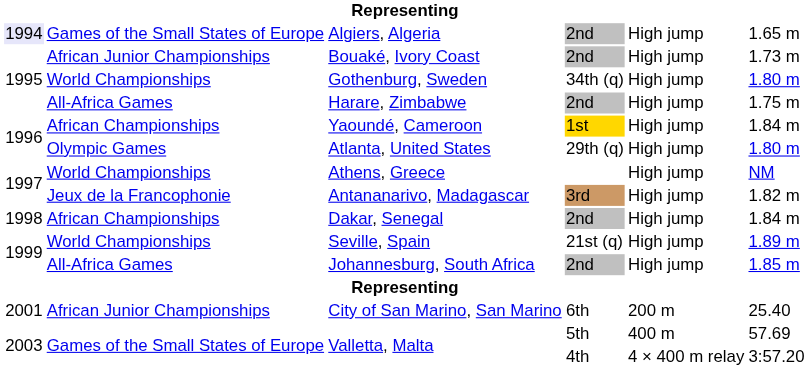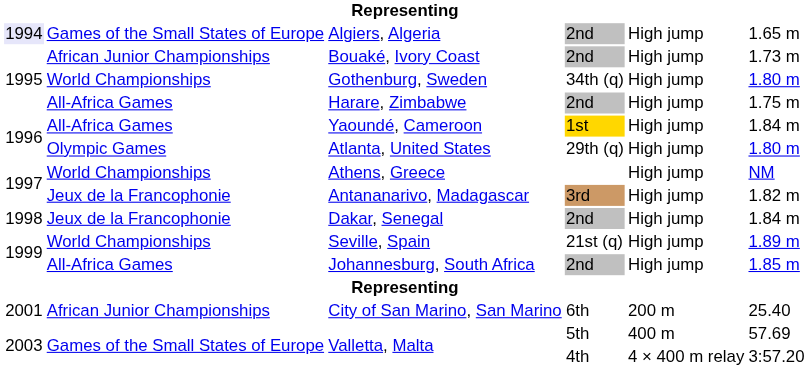(133, 126) African Championships -> (110, 126) All-Africa Games
(133, 218) African Championships -> (139, 218) Jeux de la Francophonie
